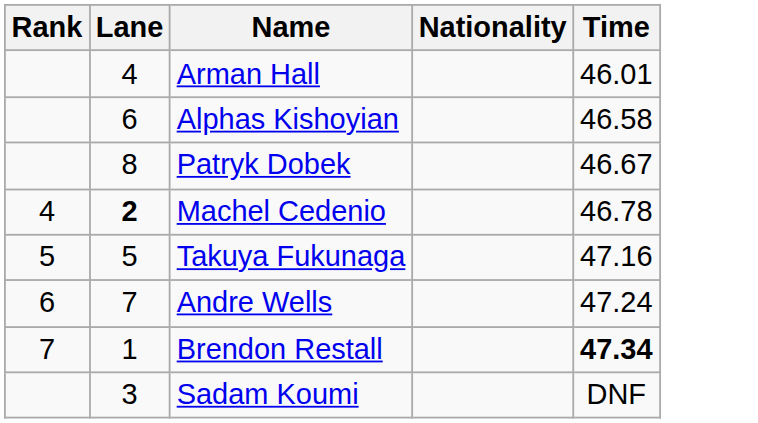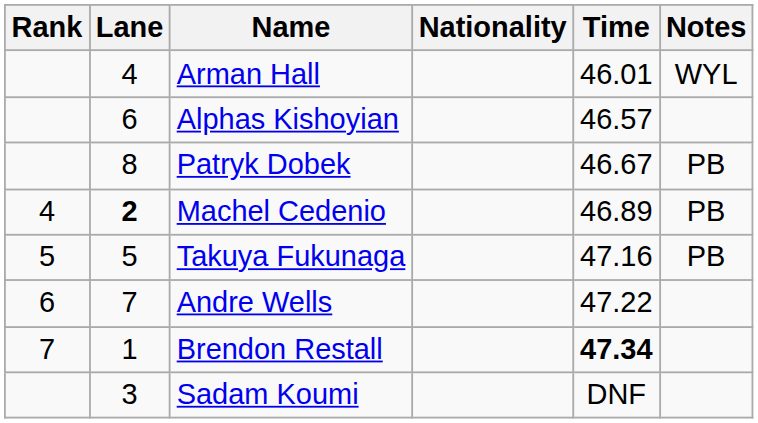+ column: (706, 27)
(616, 119) 46.58 -> (616, 119) 46.57
(616, 211) 46.78 -> (616, 211) 46.89
(616, 303) 47.24 -> (616, 303) 47.22
